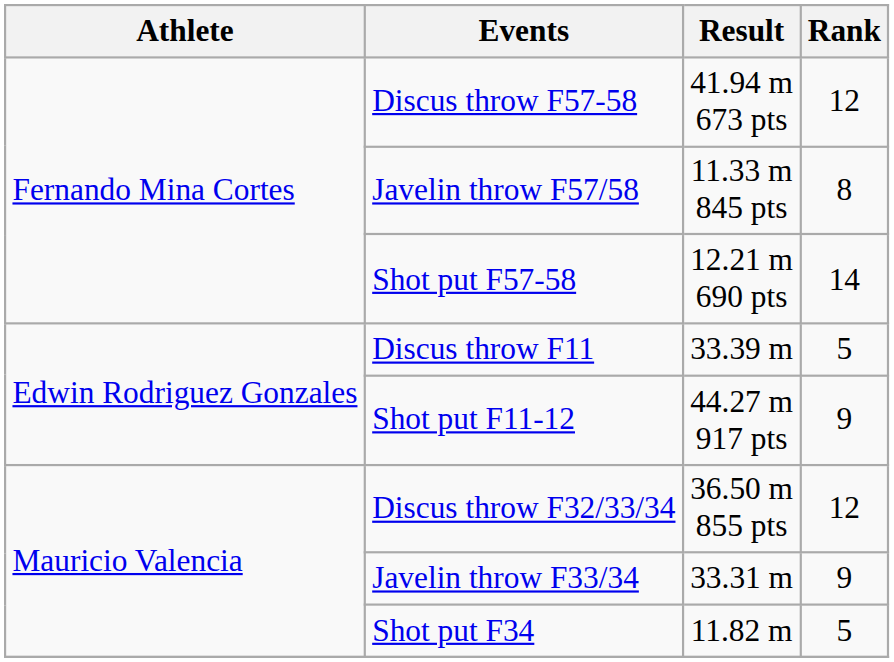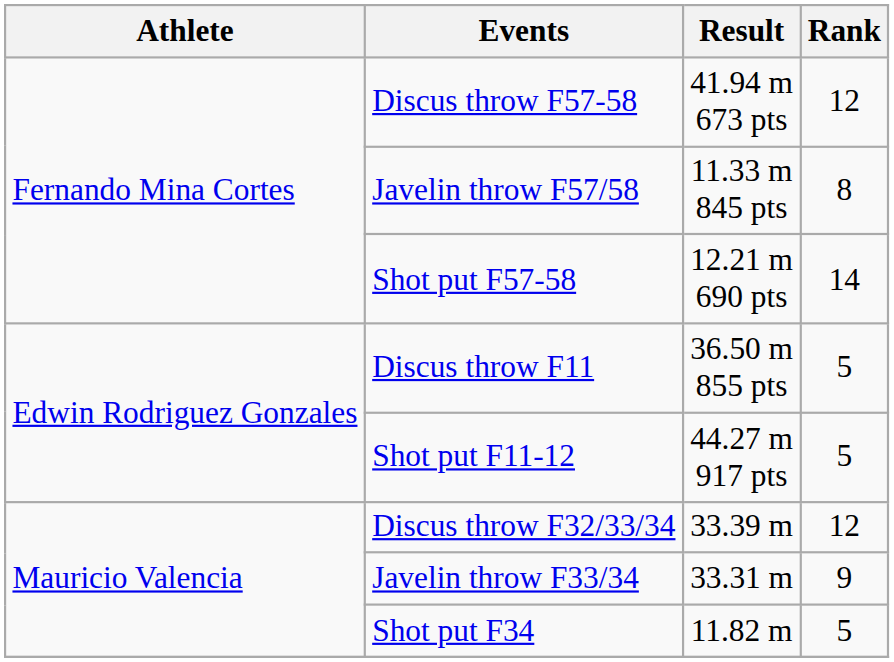(742, 349) 33.39 m -> (742, 367) 36.50 m 855 pts
(844, 419) 9 -> (844, 456) 5
(742, 508) 36.50 m 855 pts -> (742, 526) 33.39 m
